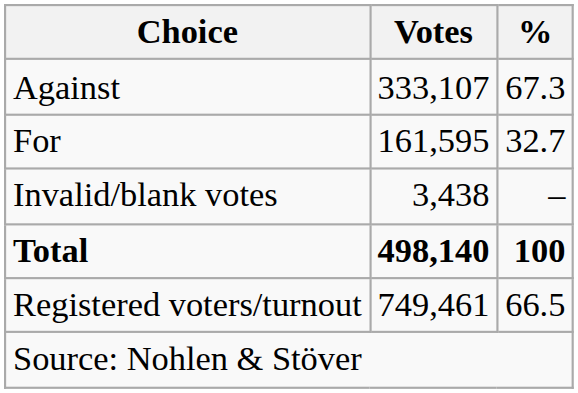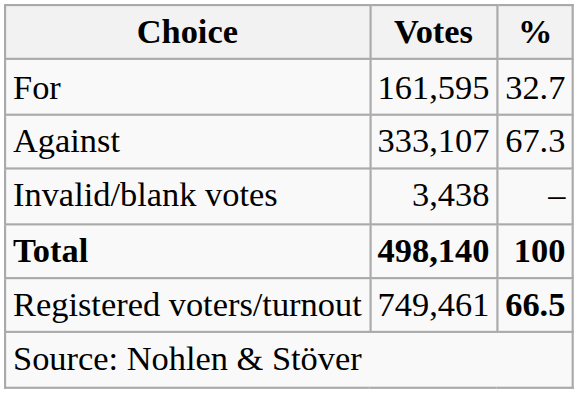rows swapped: (37, 140) <-> (67, 86)
(535, 304) normal -> (535, 304) bold
